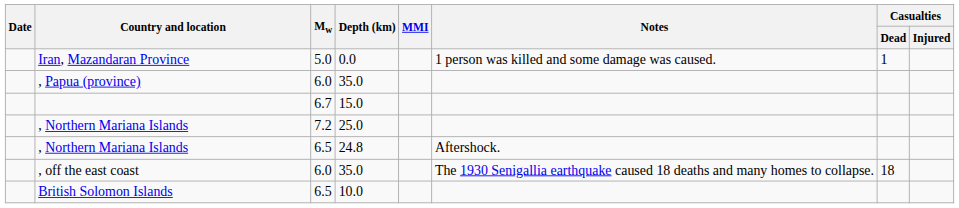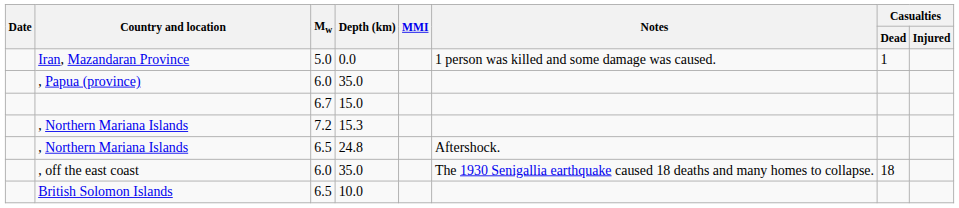(351, 125) 25.0 -> (351, 125) 15.3
